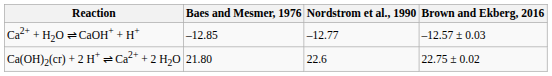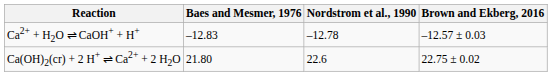(202, 34) –12.85 -> (202, 34) –12.83
(323, 34) –12.77 -> (323, 34) –12.78
